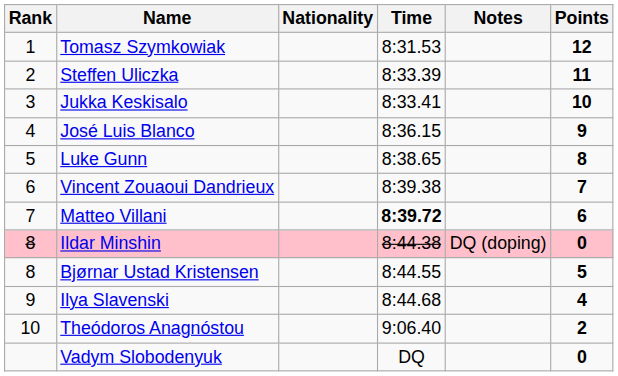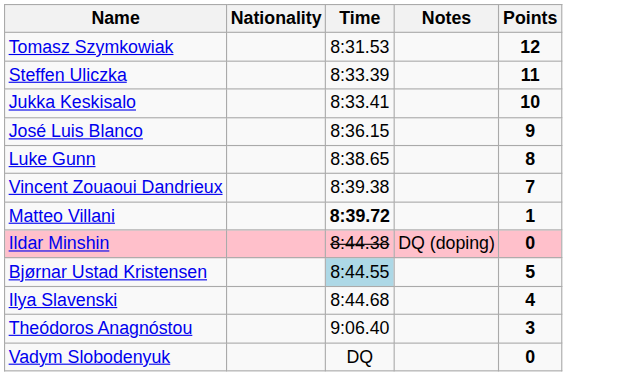- column: (30, 18)
(582, 215) 6 -> (530, 215) 1
(411, 272) no background -> (360, 272) lightblue background
(582, 328) 2 -> (530, 328) 3
